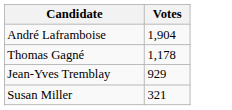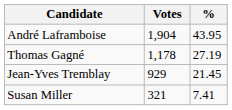+ column: (209, 14)
